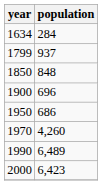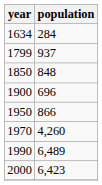(47, 111) 686 -> (47, 111) 866
